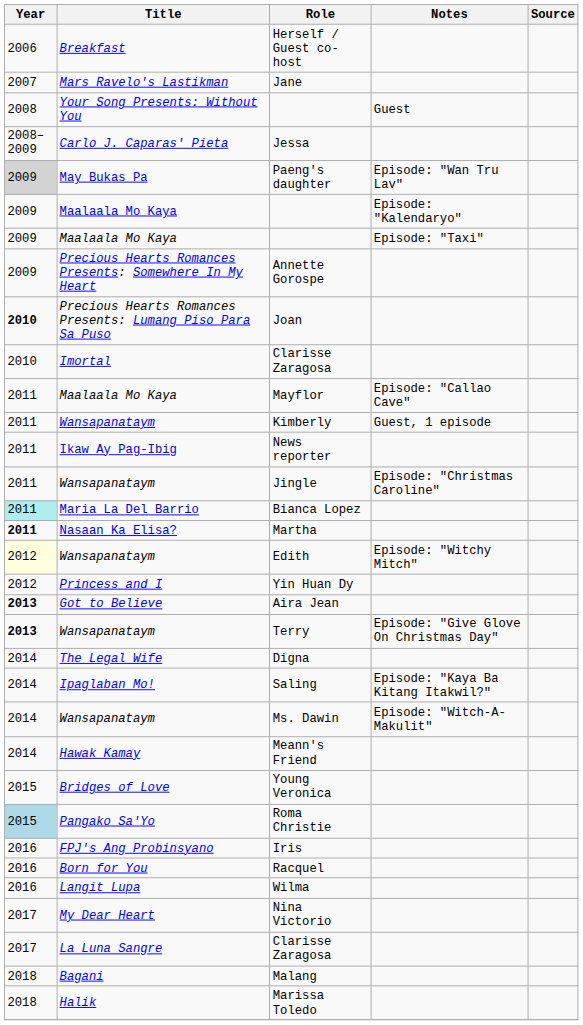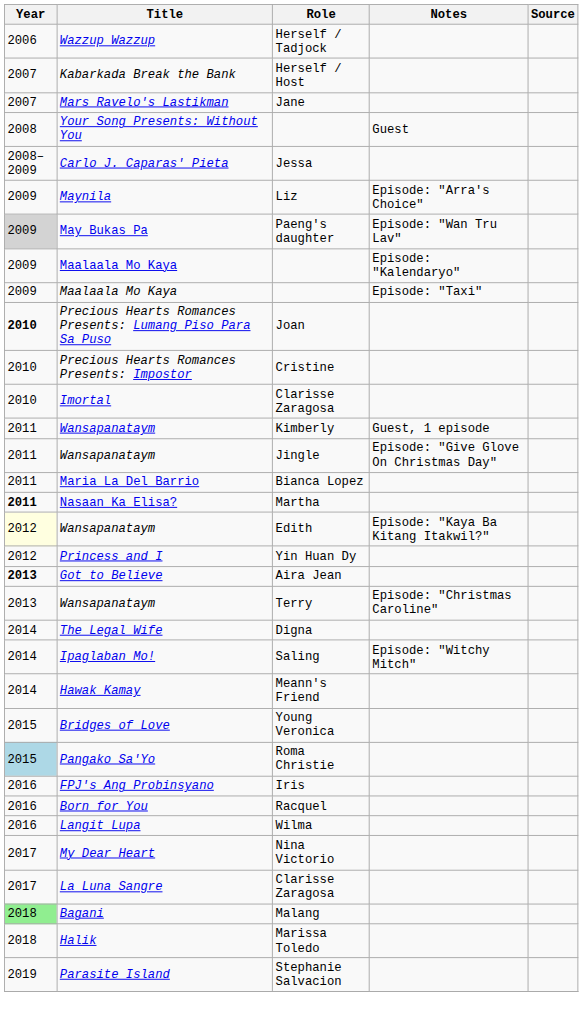+ row: (107, 41)
- row: (93, 48)
+ row: (148, 75)
+ row: (85, 197)
- row: (151, 272)
+ row: (148, 367)
- row: (118, 396)
- row: (118, 450)
(443, 484) Episode: "Christmas Caroline" -> (446, 455) Episode: "Give Glove On Christmas Day"
(22, 511) paleturquoise background -> (22, 482) no background
(432, 557) Episode: "Witchy Mitch" -> (435, 529) Episode: "Kaya Ba Kitang Itakwil?"
(22, 631) bold -> (22, 603) normal
(447, 631) Episode: "Give Glove On Christmas Day" -> (442, 603) Episode: "Christmas Caroline"
(436, 685) Episode: "Kaya Ba Kitang Itakwil?" -> (431, 657) Episode: "Witchy Mitch"
- row: (107, 719)
(22, 976) no background -> (22, 914) lightgreen background
+ row: (115, 975)
